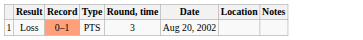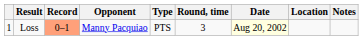+ column: (115, 12)
(190, 27) no background -> (260, 27) lightyellow background
